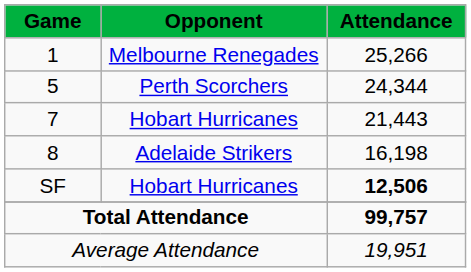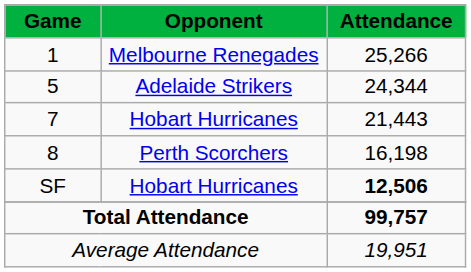(214, 87) Perth Scorchers -> (214, 87) Adelaide Strikers
(214, 153) Adelaide Strikers -> (214, 153) Perth Scorchers
